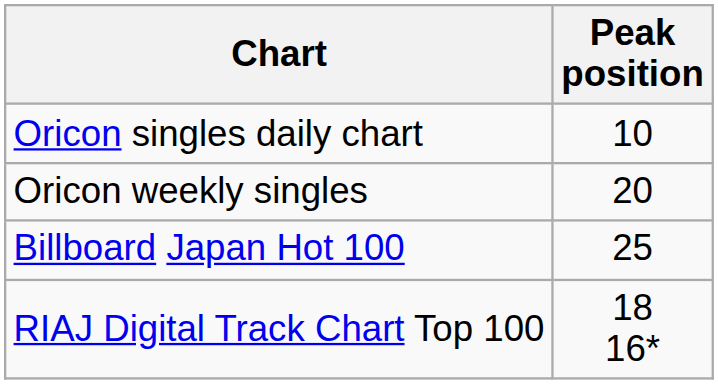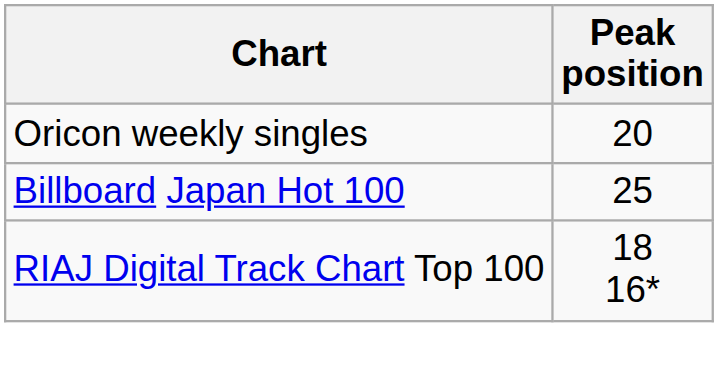- row: (218, 132)
